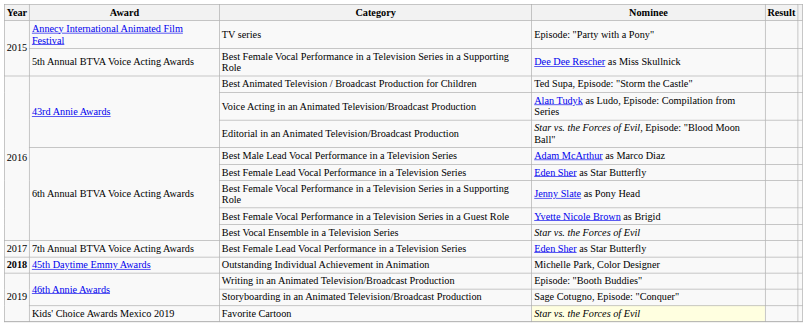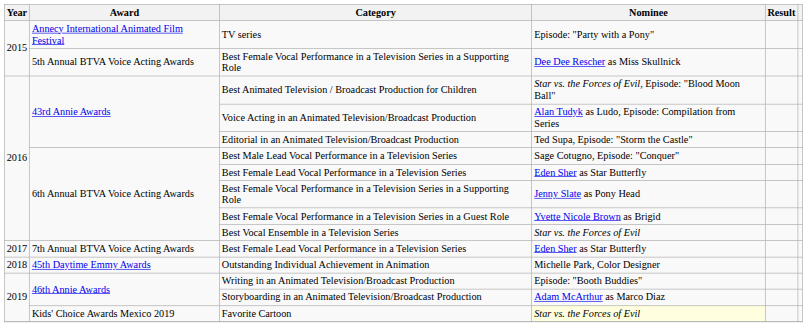(613, 84) Ted Supa, Episode: "Storm the Castle" -> (637, 90) Star vs. the Forces of Evil, Episode: "Blood Moon Ball"
(637, 134) Star vs. the Forces of Evil, Episode: "Blood Moon Ball" -> (613, 139) Ted Supa, Episode: "Storm the Castle"
(600, 156) Adam McArthur as Marco Diaz -> (607, 156) Sage Cotugno, Episode: "Conquer"
(17, 265) bold -> (17, 265) normal
(607, 297) Sage Cotugno, Episode: "Conquer" -> (600, 297) Adam McArthur as Marco Diaz
